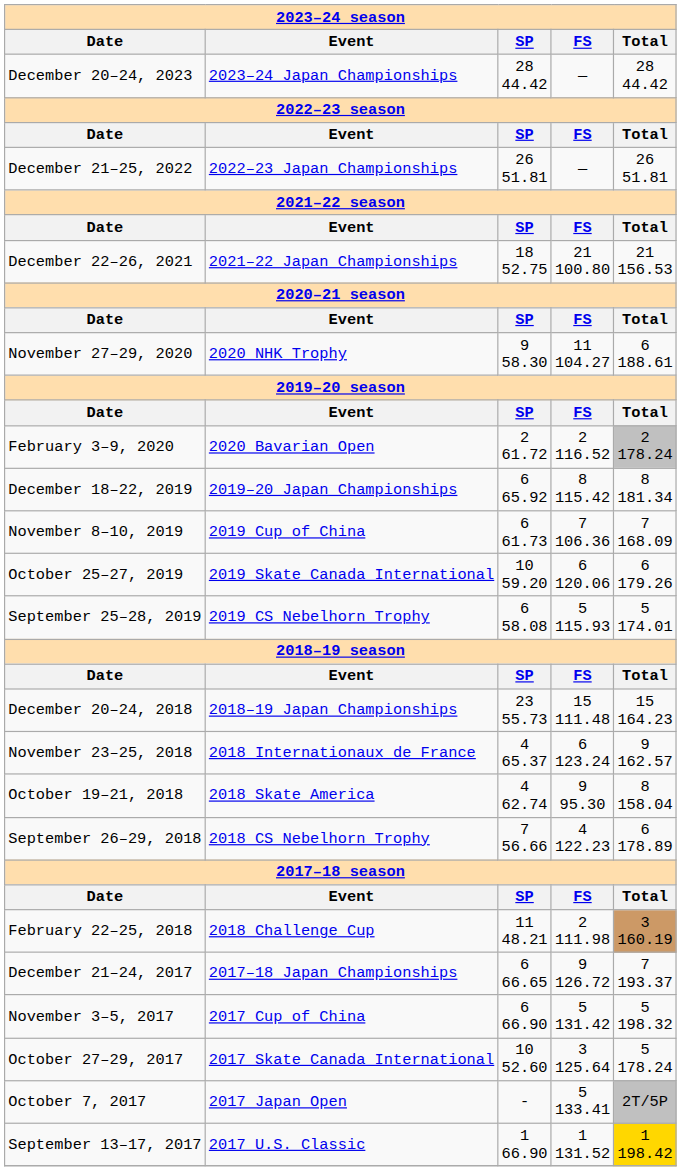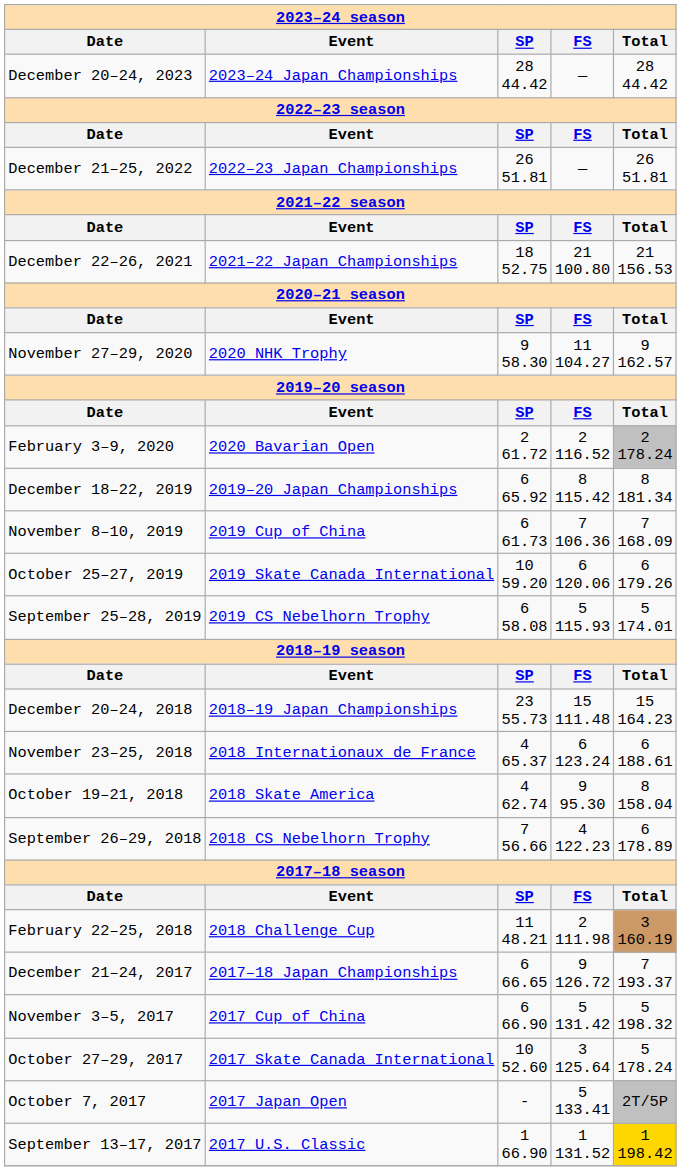(645, 354) 6 188.61 -> (645, 354) 9 162.57
(645, 753) 9 162.57 -> (645, 753) 6 188.61
